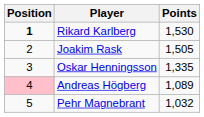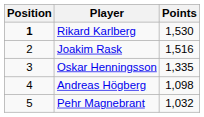(179, 49) 1,505 -> (179, 49) 1,516
(29, 85) pink background -> (29, 85) no background
(179, 85) 1,089 -> (179, 85) 1,098
